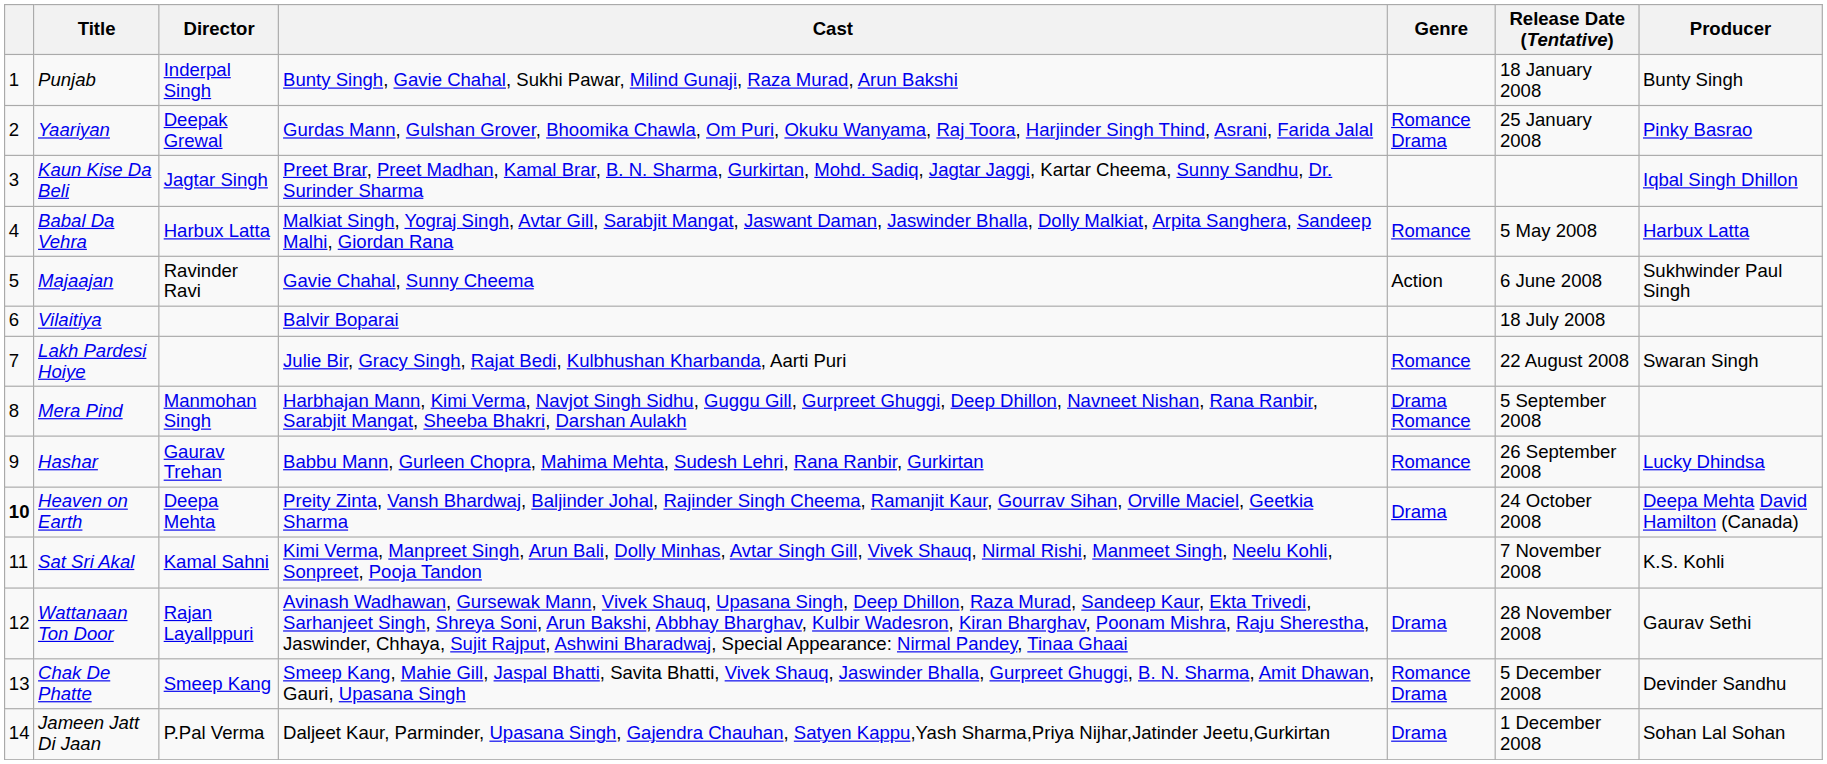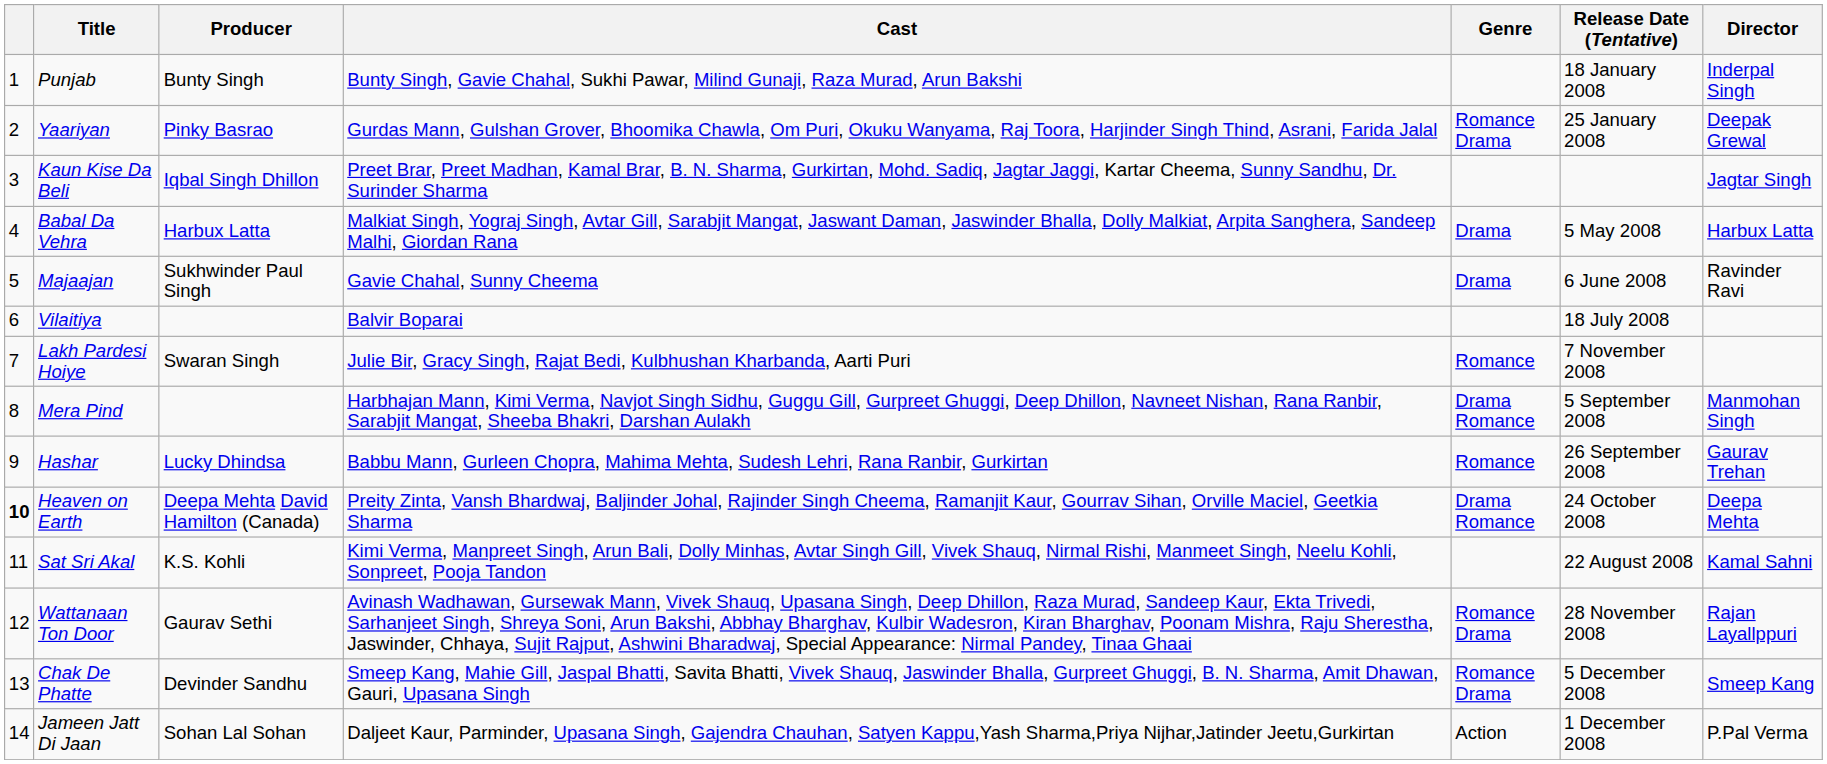columns swapped: (219, 29) <-> (1730, 29)
(1431, 230) Romance -> (1483, 230) Drama
(1417, 281) Action -> (1483, 281) Drama
(1564, 360) 22 August 2008 -> (1615, 360) 7 November 2008
(1419, 511) Drama -> (1495, 511) Drama Romance
(1551, 562) 7 November 2008 -> (1629, 562) 22 August 2008
(1419, 622) Drama -> (1495, 622) Romance Drama
(1419, 734) Drama -> (1481, 734) Action
